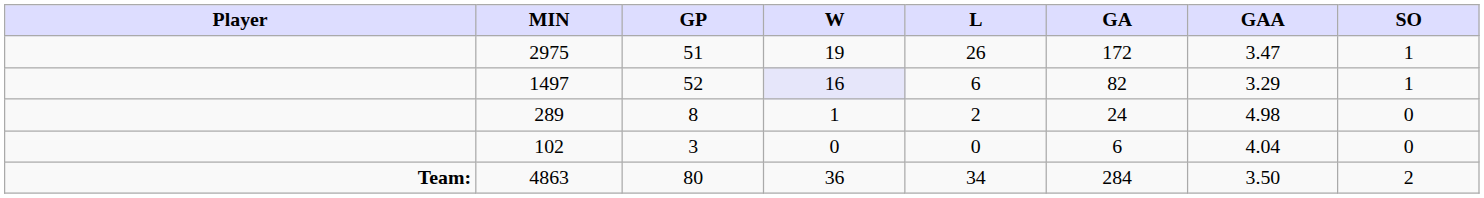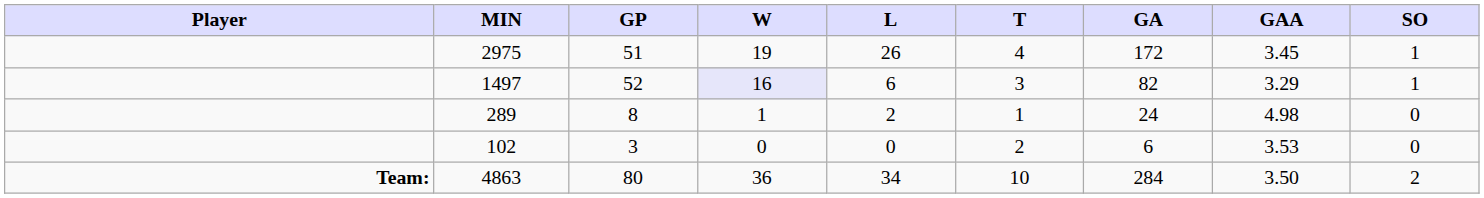+ column: (1019, 20)
(1263, 51) 3.47 -> (1282, 51) 3.45
(1263, 146) 4.04 -> (1282, 146) 3.53
